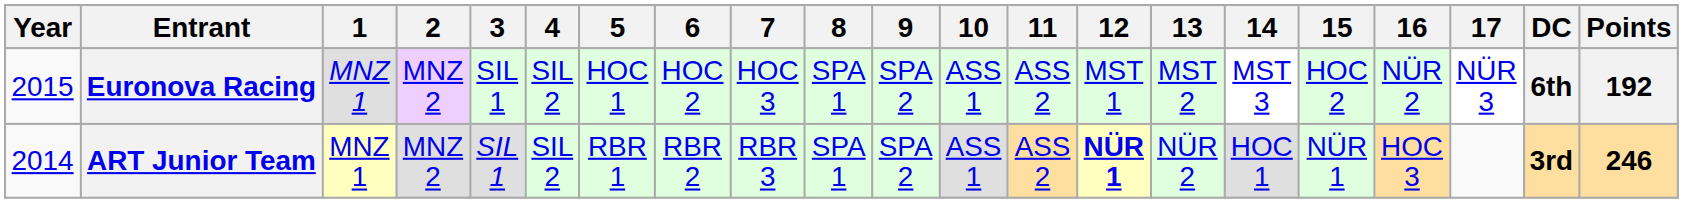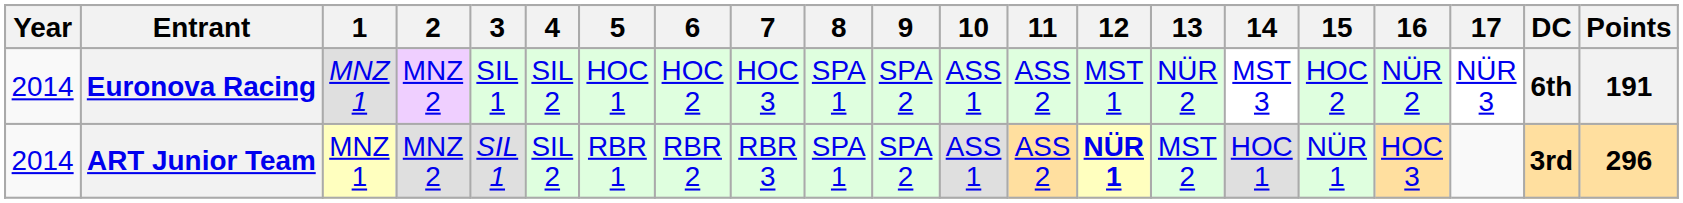(43, 86) 2015 -> (43, 86) 2014
(1187, 86) MST 2 -> (1187, 86) NÜR 2
(1629, 86) 192 -> (1629, 86) 191
(1187, 161) NÜR 2 -> (1187, 161) MST 2
(1629, 161) 246 -> (1629, 161) 296
